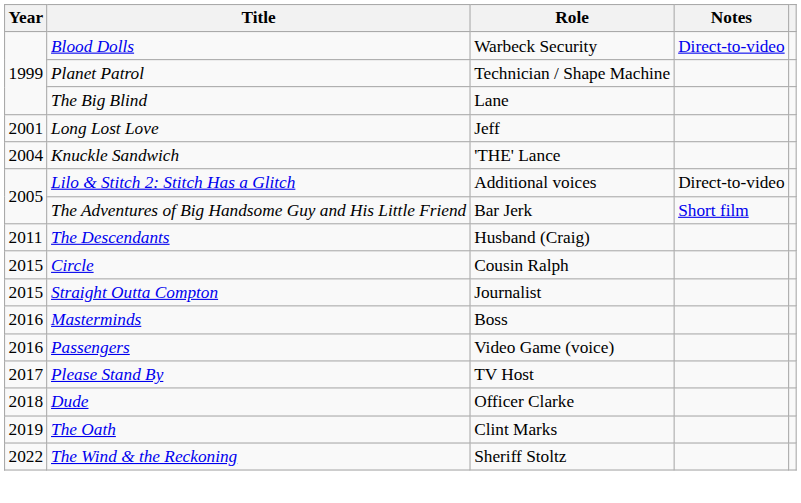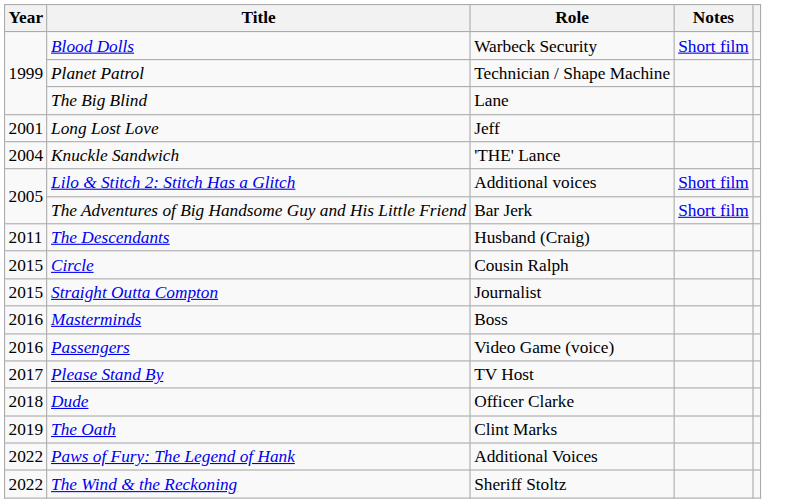(731, 45) Direct-to-video -> (713, 45) Short film
(731, 182) Direct-to-video -> (713, 182) Short film
+ row: (173, 456)
